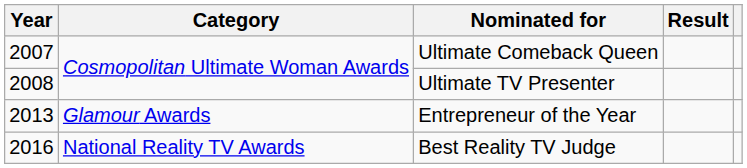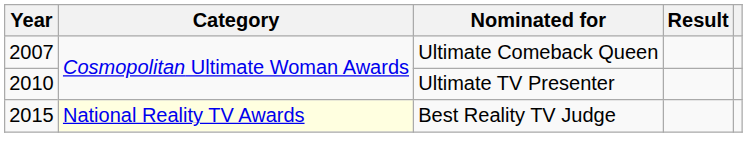(31, 83) 2008 -> (31, 83) 2010
- row: (527, 115)
(31, 147) 2016 -> (31, 115) 2015
(184, 147) no background -> (184, 115) lightyellow background
